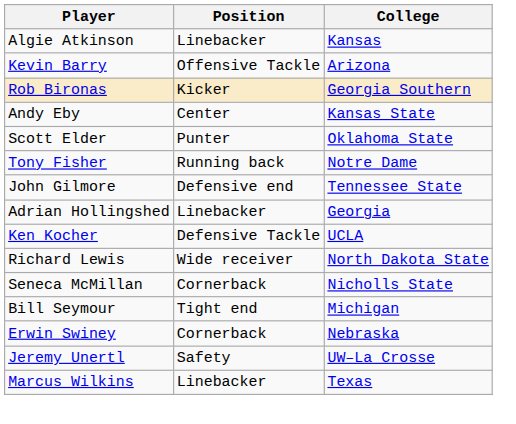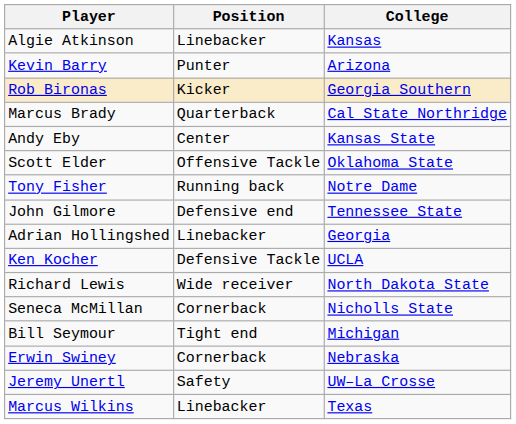(249, 65) Offensive Tackle -> (204, 65) Punter
+ row: (62, 114)
(204, 139) Punter -> (249, 163) Offensive Tackle
